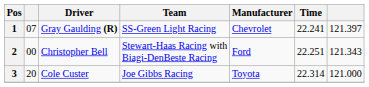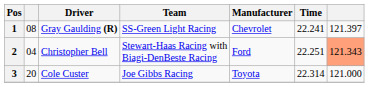(31, 29) 07 -> (31, 29) 08
(31, 51) 00 -> (31, 51) 04
(346, 51) no background -> (346, 51) lightsalmon background
